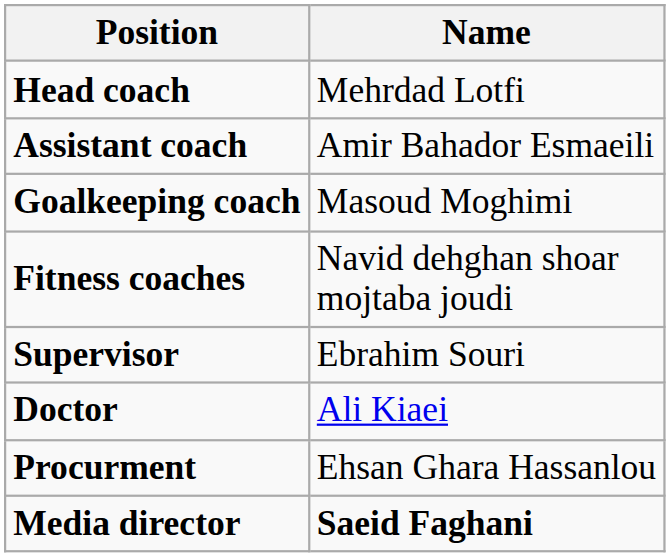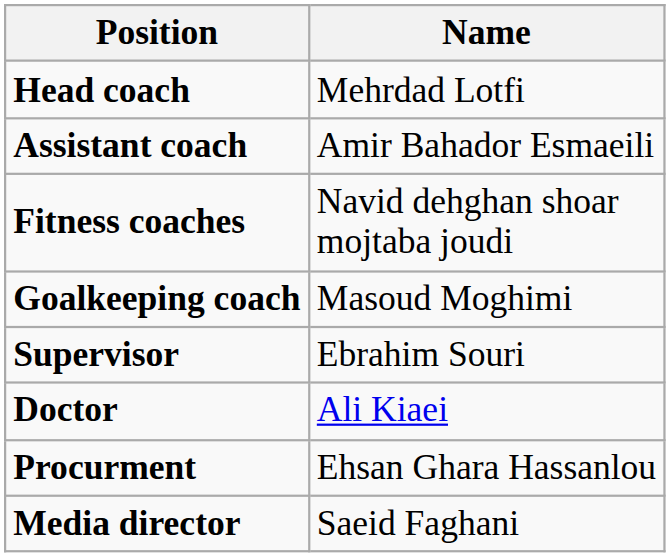rows swapped: (157, 201) <-> (129, 277)
(425, 523) bold -> (418, 523) normal
